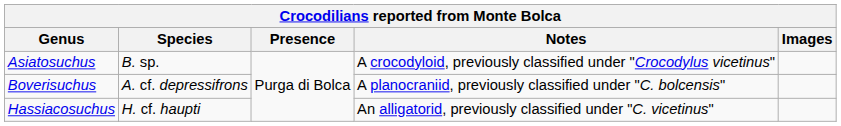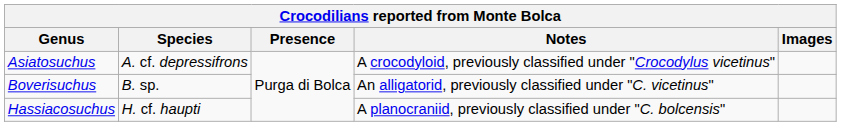(141, 62) B. sp. -> (185, 62) A. cf. depressifrons
(185, 86) A. cf. depressifrons -> (141, 86) B. sp.
(541, 86) A planocraniid, previously classified under "C. bolcensis" -> (535, 86) An alligatorid, previously classified under "C. vicetinus"
(535, 109) An alligatorid, previously classified under "C. vicetinus" -> (541, 109) A planocraniid, previously classified under "C. bolcensis"
